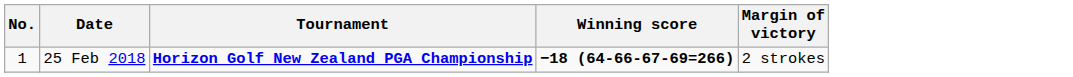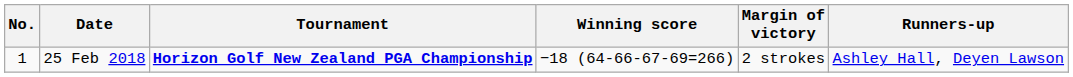+ column: (948, 26)
(637, 60) bold -> (637, 60) normal
